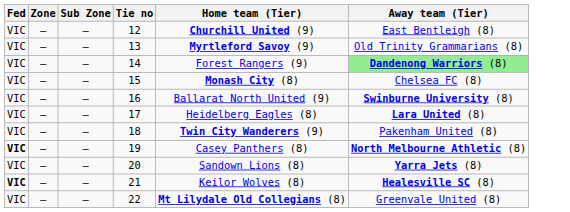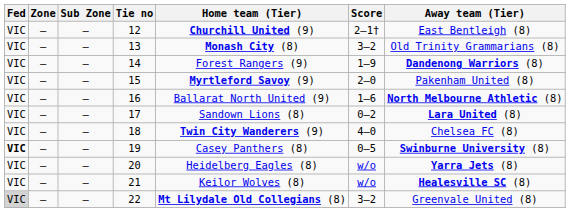+ column: (367, 13)
(252, 47) Myrtleford Savoy (9) -> (252, 47) Monash City (8)
(439, 64) lightgreen background -> (475, 64) no background
(252, 81) Monash City (8) -> (252, 81) Myrtleford Savoy (9)
(439, 81) Chelsea FC (8) -> (475, 81) Pakenham United (8)
(439, 98) Swinburne University (8) -> (475, 98) North Melbourne Athletic (8)
(252, 115) Heidelberg Eagles (8) -> (252, 115) Sandown Lions (8)
(439, 132) Pakenham United (8) -> (475, 132) Chelsea FC (8)
(439, 148) North Melbourne Athletic (8) -> (475, 148) Swinburne University (8)
(252, 165) Sandown Lions (8) -> (252, 165) Heidelberg Eagles (8)
(16, 182) bold -> (16, 182) normal
(16, 199) no background -> (16, 199) lightgrey background
